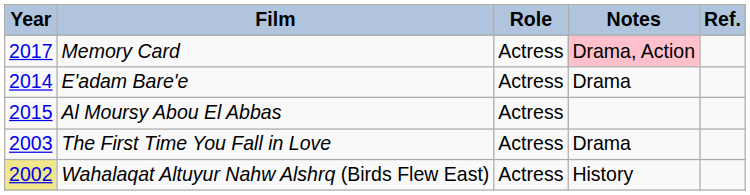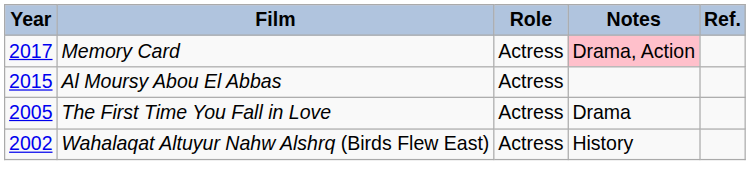- row: (125, 81)
(31, 143) 2003 -> (31, 112) 2005
(31, 174) khaki background -> (31, 143) no background
